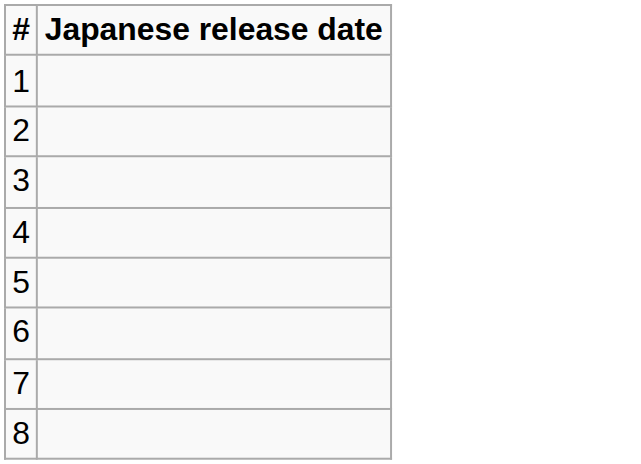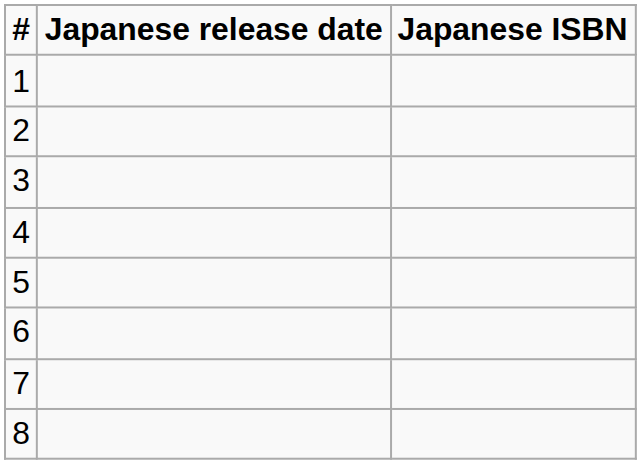+ column: (513, 29)
